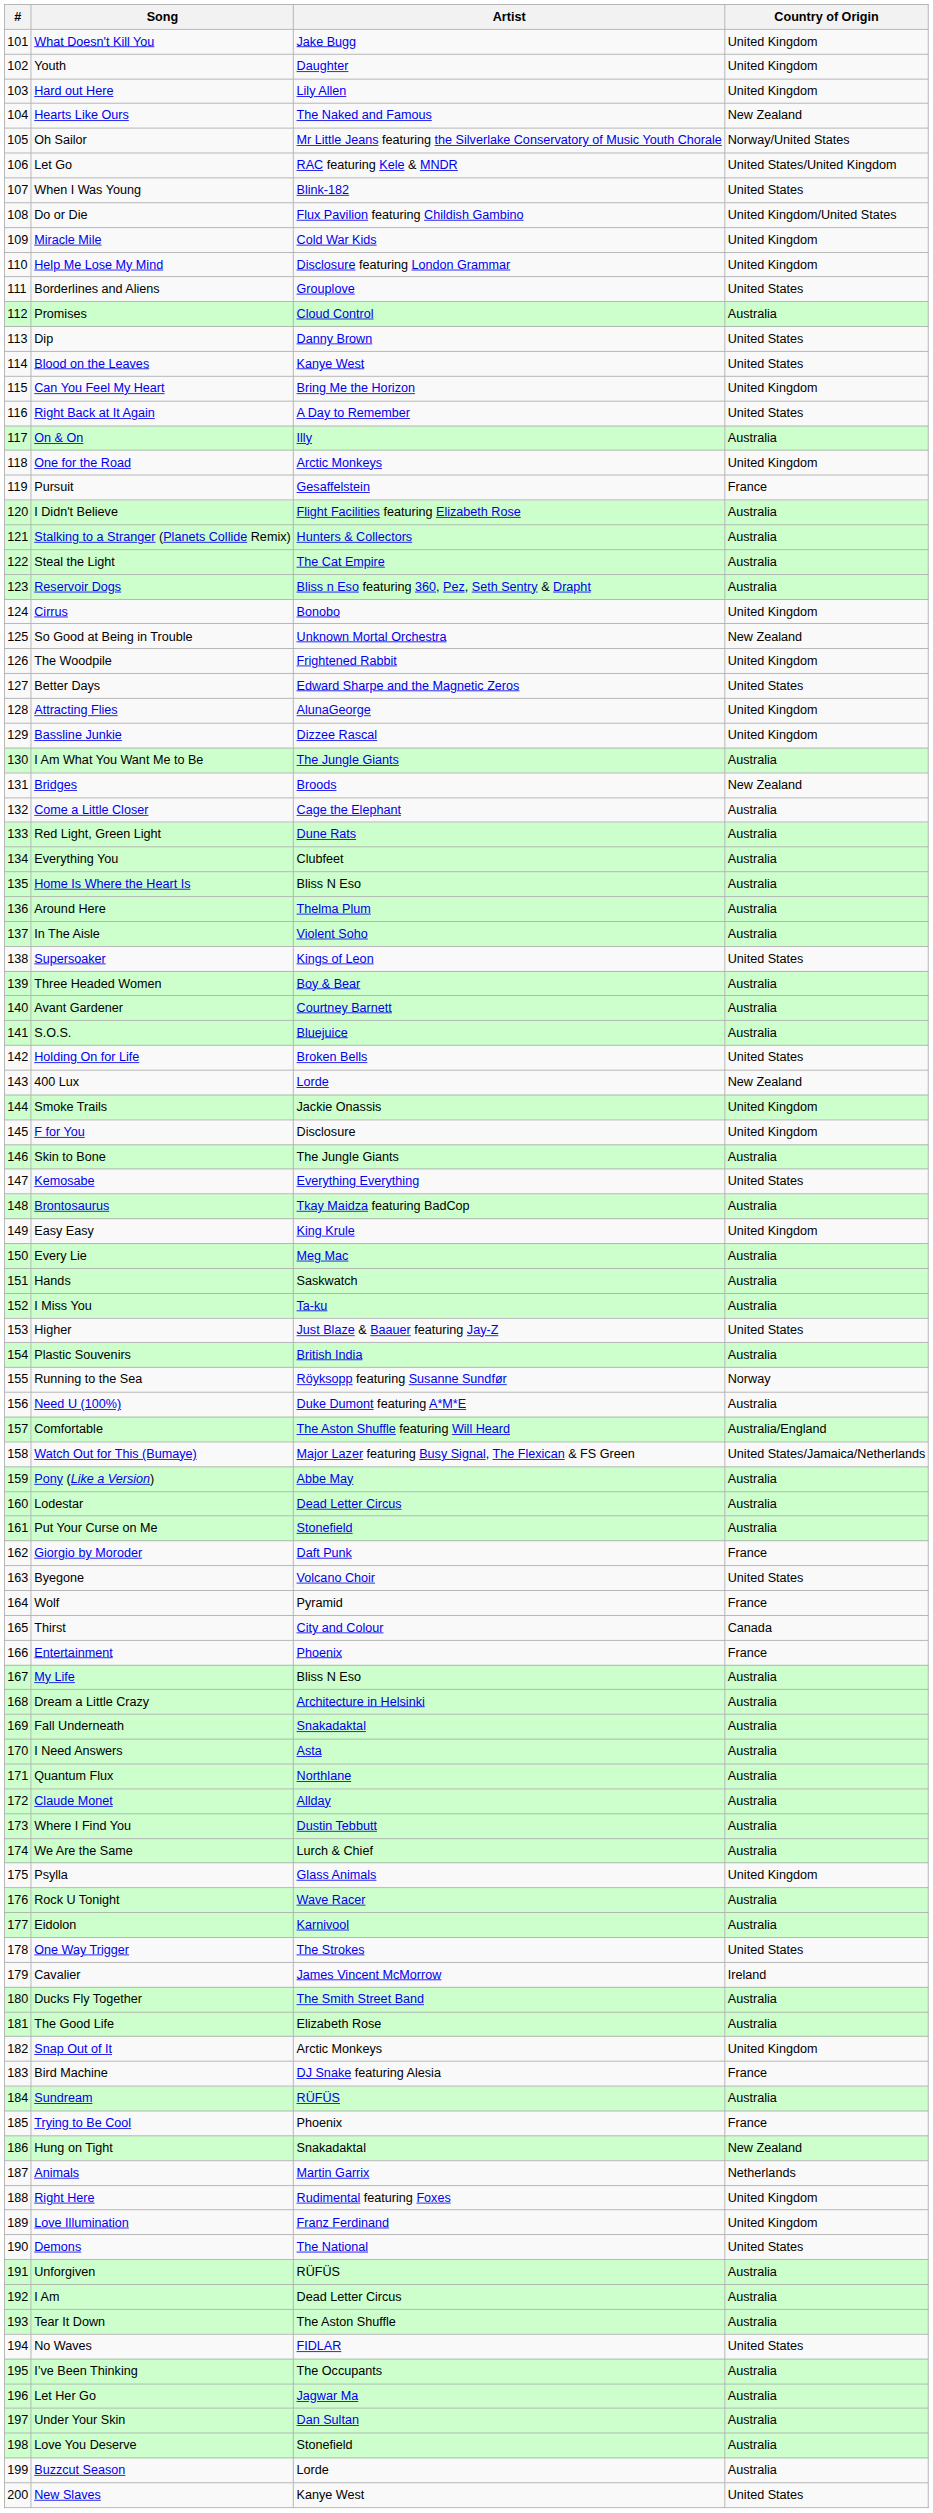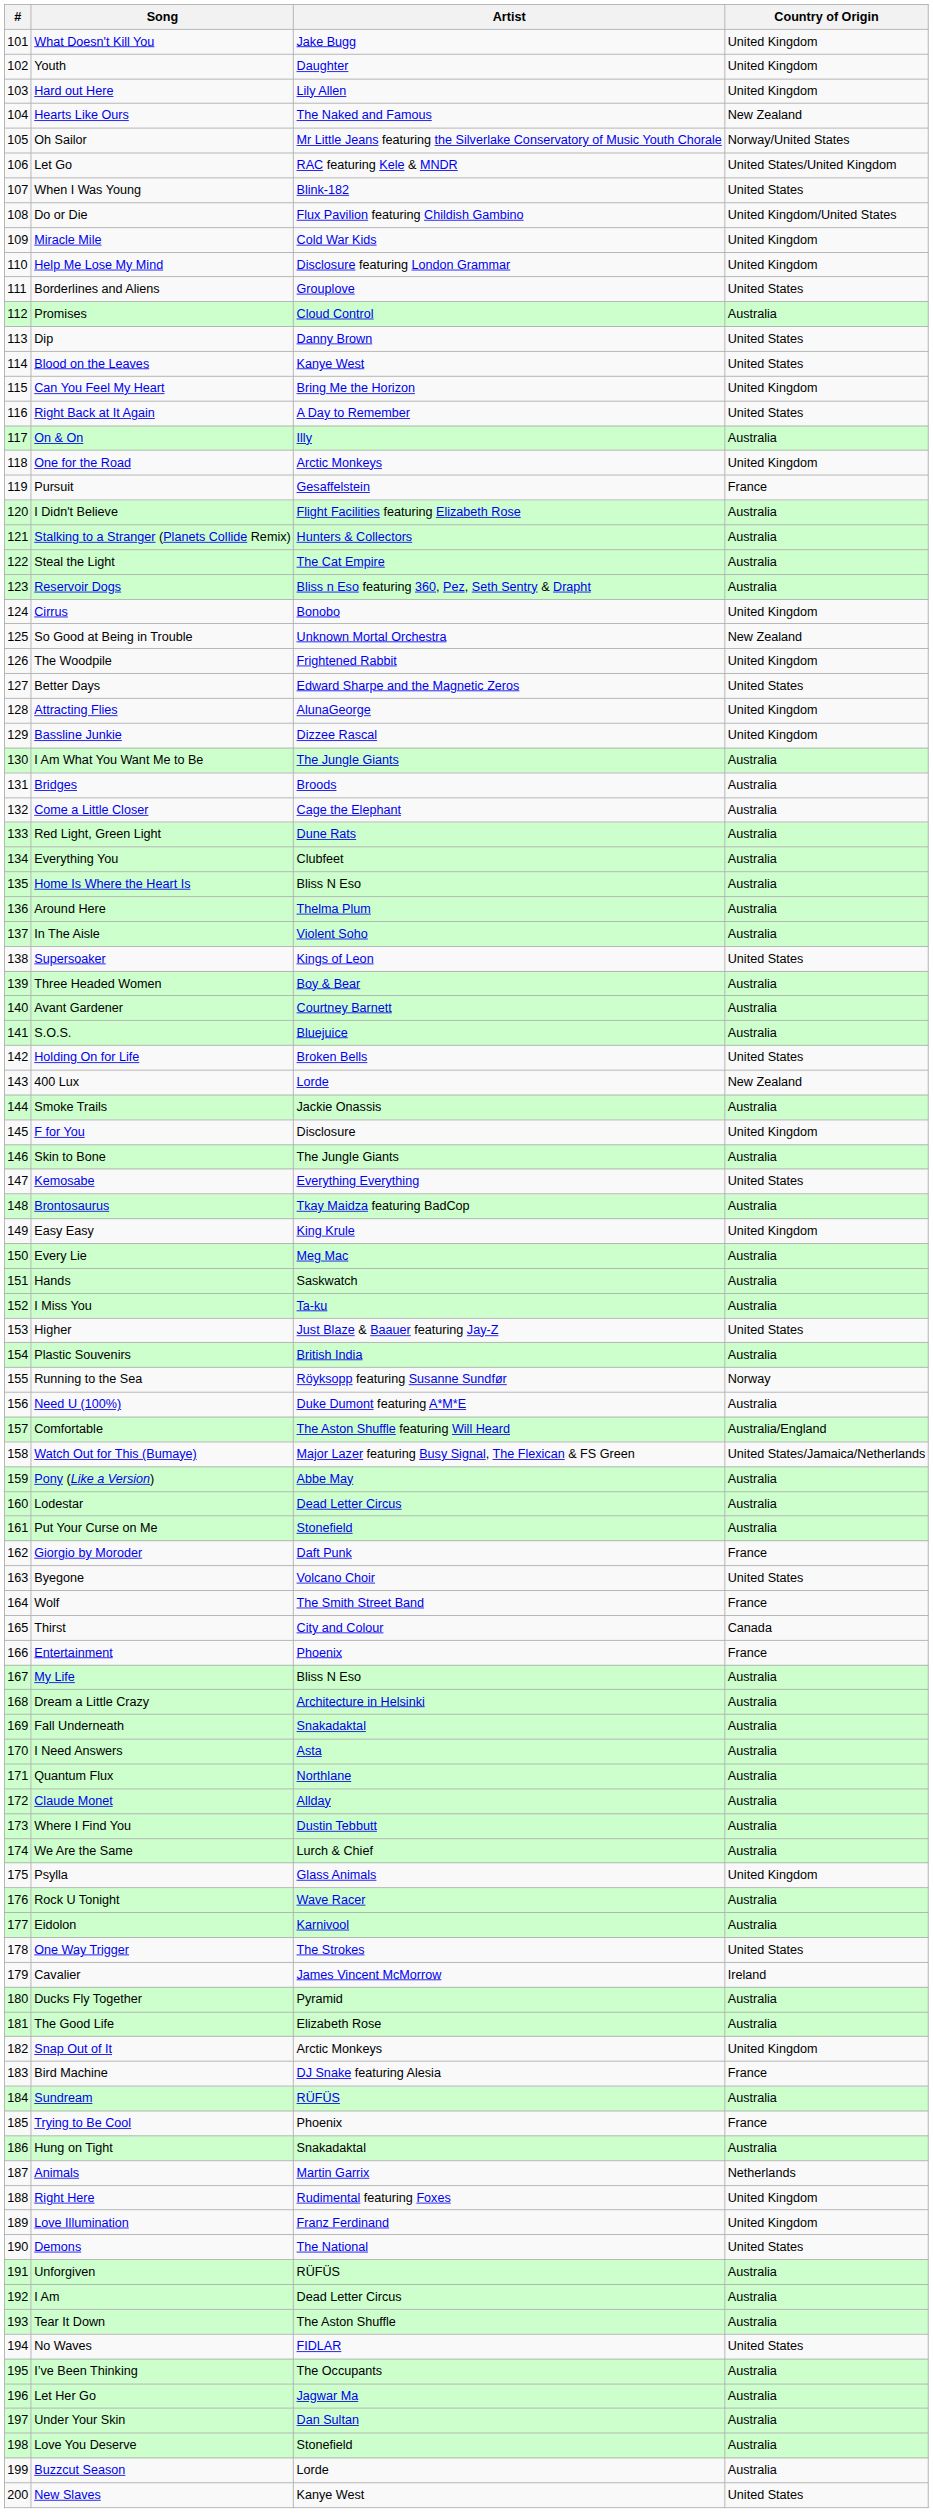(765, 785) New Zealand -> (752, 785) Australia
(773, 1107) United Kingdom -> (752, 1107) Australia
(320, 1602) Pyramid -> (360, 1602) The Smith Street Band
(360, 1999) The Smith Street Band -> (320, 1999) Pyramid
(765, 2148) New Zealand -> (752, 2148) Australia
